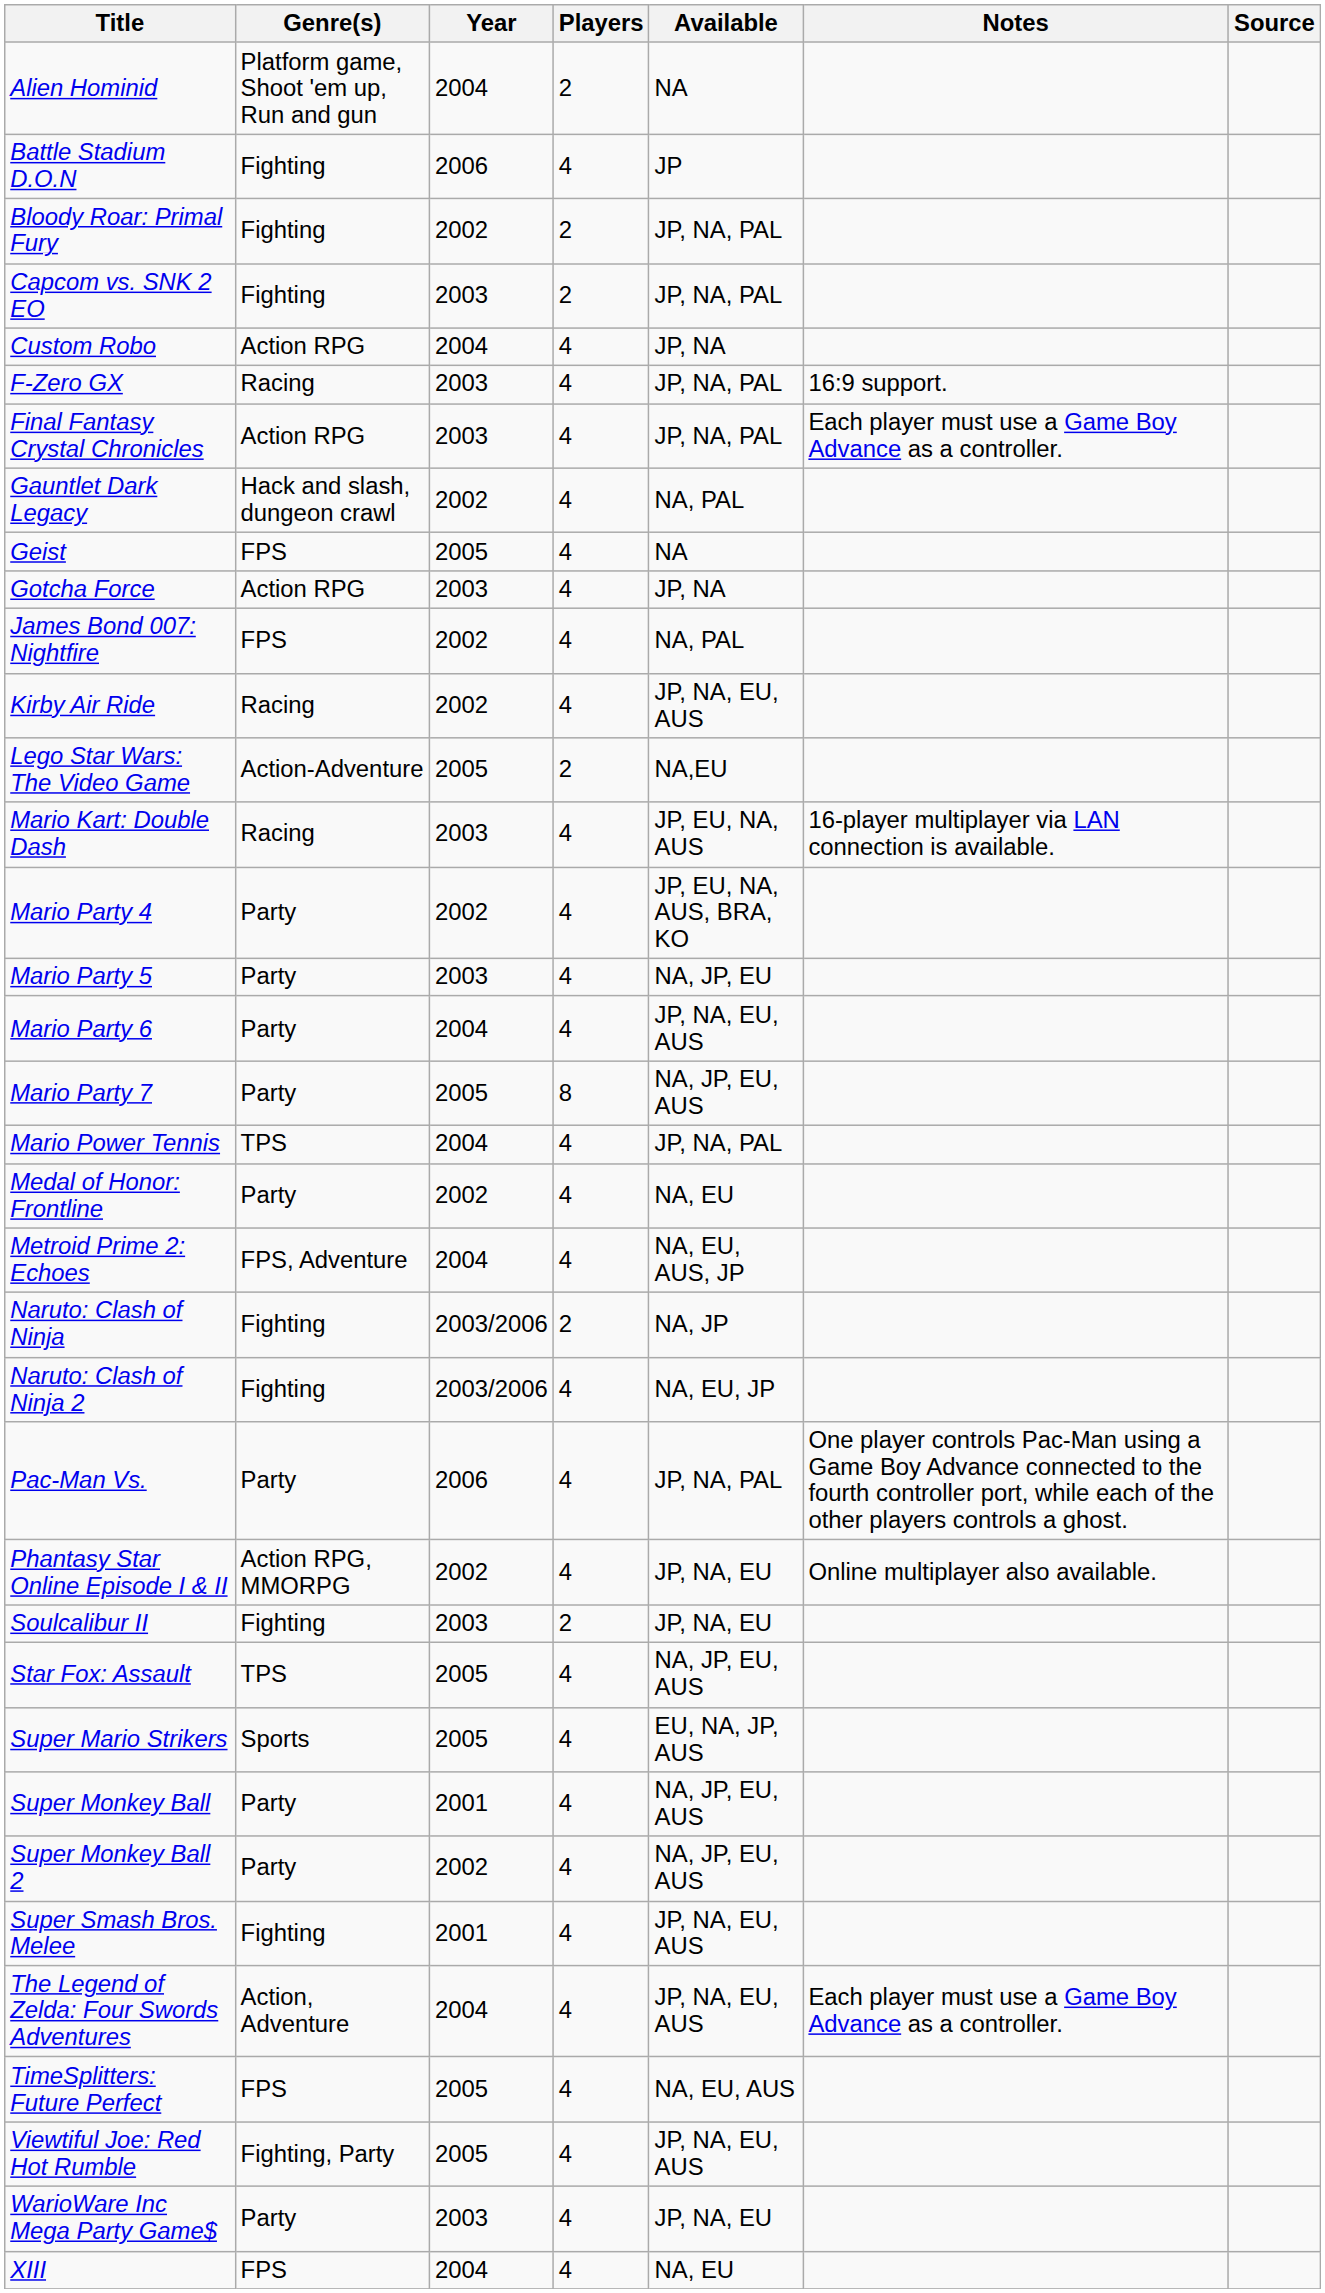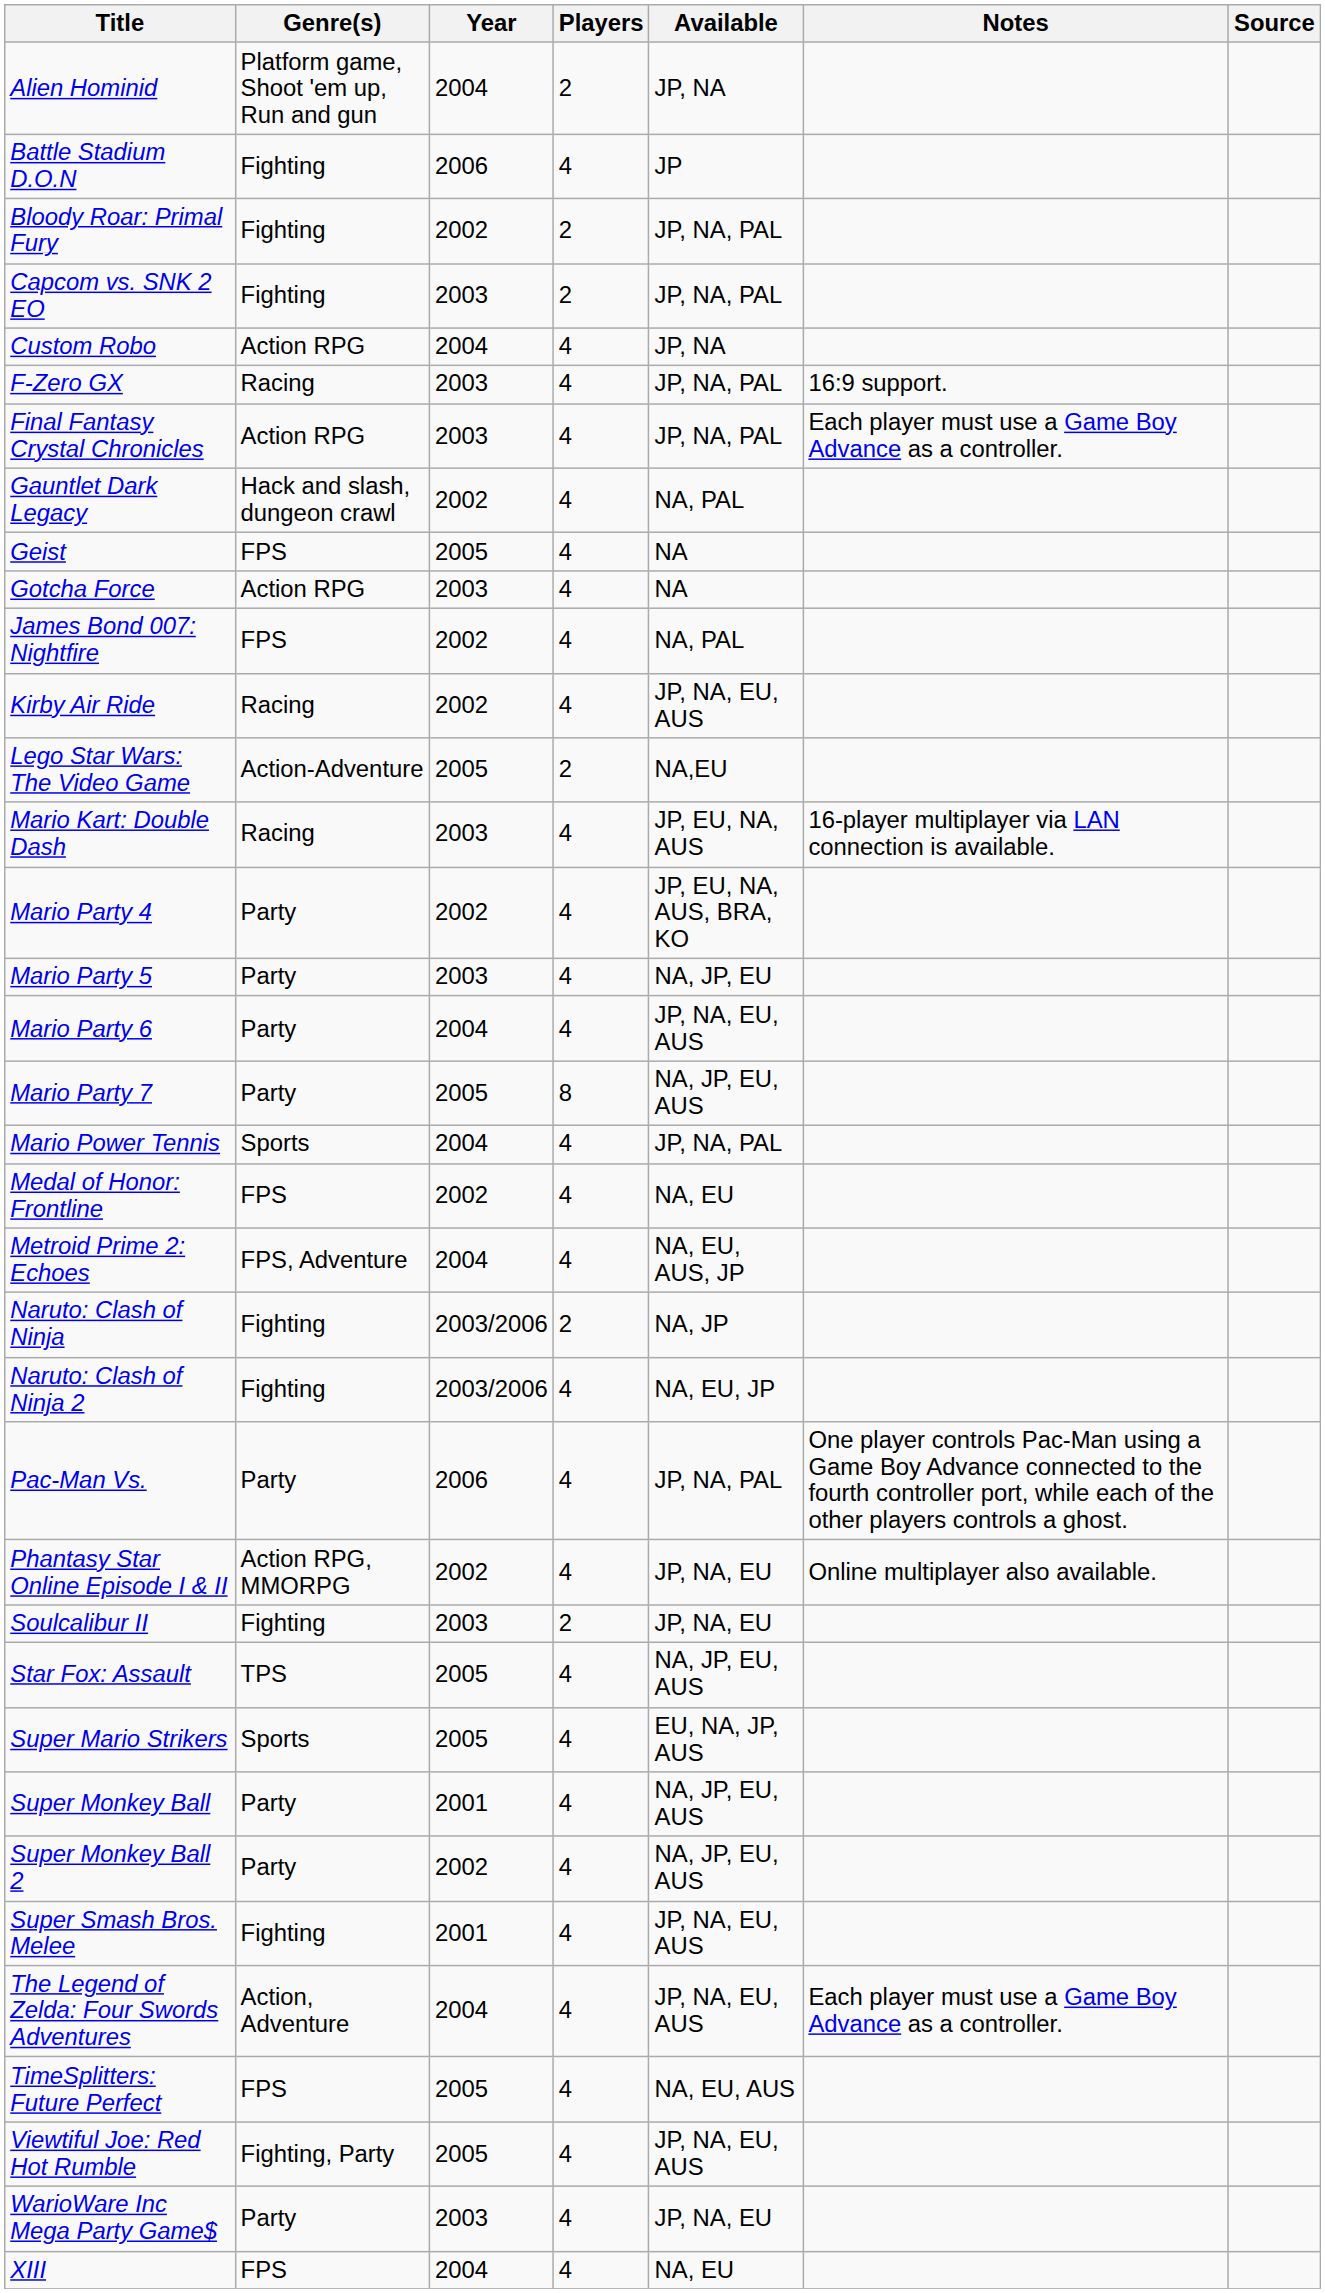(671, 88) NA -> (690, 88) JP, NA
(690, 589) JP, NA -> (671, 589) NA
(264, 1144) TPS -> (275, 1144) Sports
(268, 1195) Party -> (264, 1195) FPS
